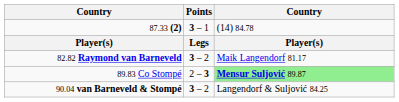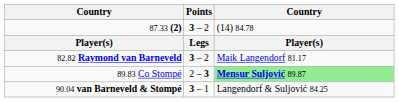(199, 27) 3 – 1 -> (199, 27) 3 – 2
(199, 89) 3 – 2 -> (199, 89) 3 – 1
